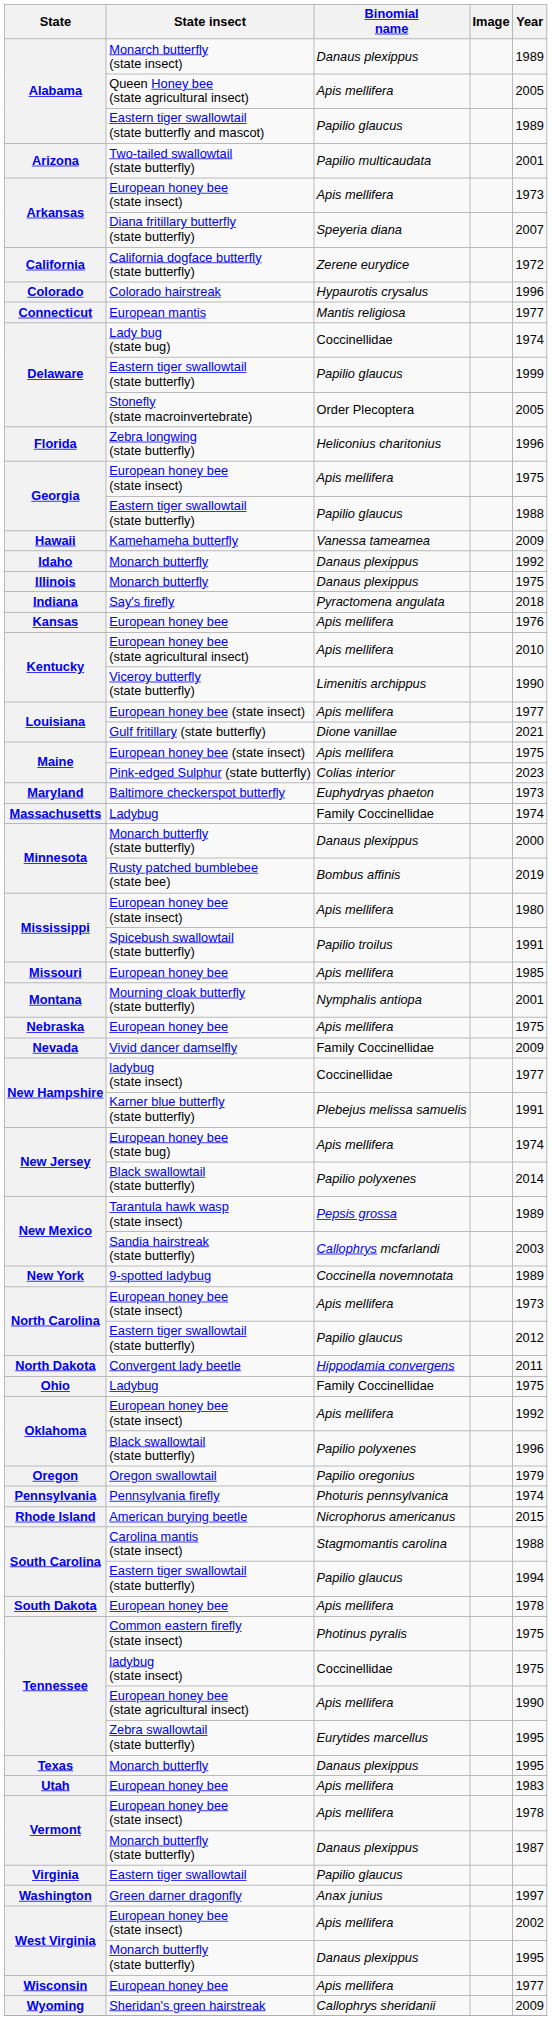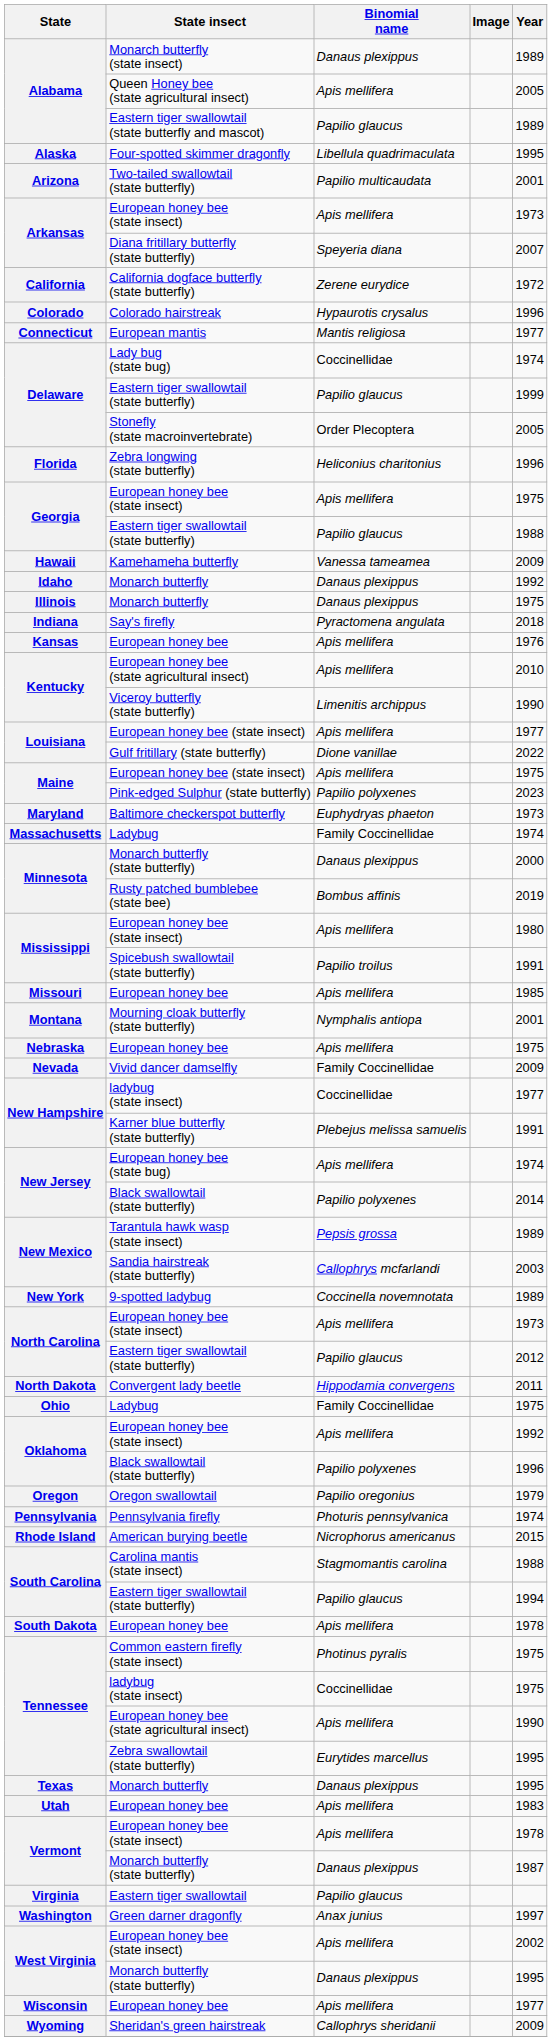+ row: (55, 153)
(530, 732) 2021 -> (530, 752) 2022
(356, 772) Colias interior -> (366, 793) Papilio polyxenes
